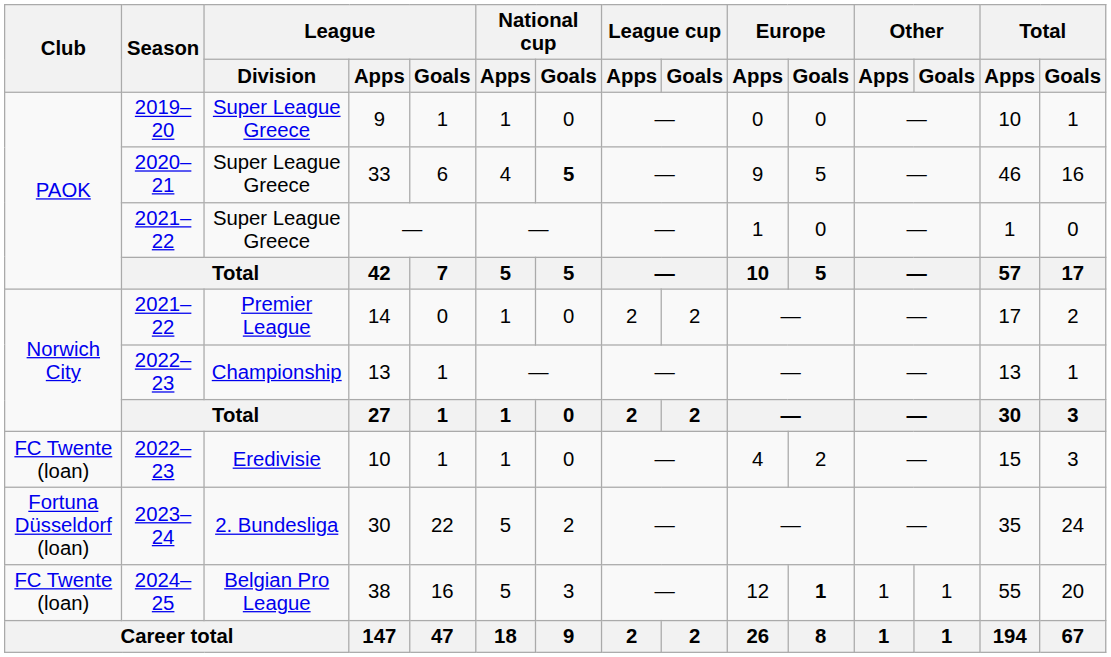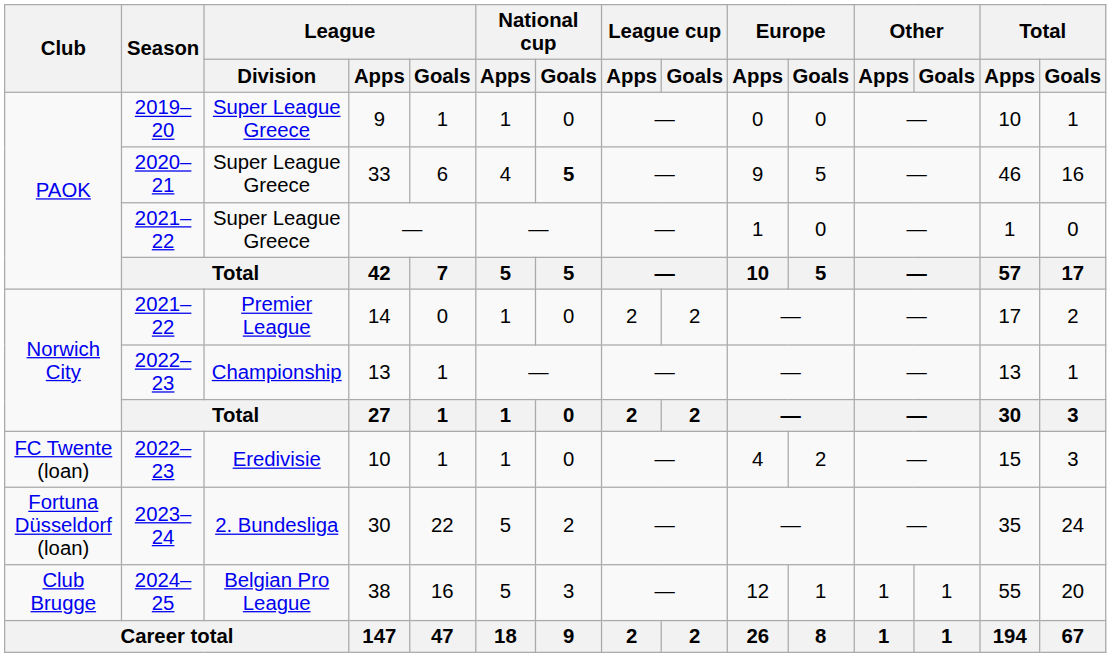(63, 592) FC Twente (loan) -> (63, 592) Club Brugge
(821, 592) bold -> (821, 592) normal
